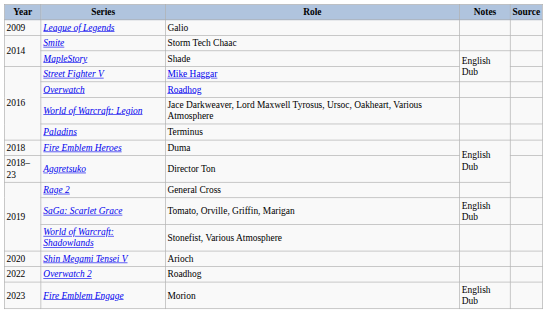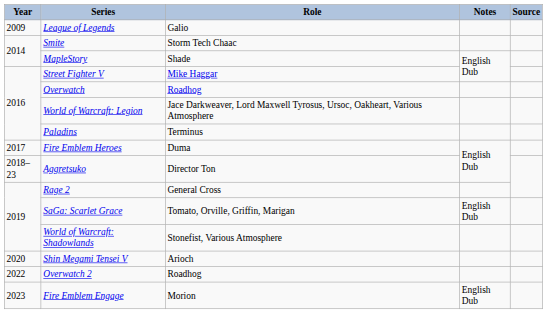(16, 147) 2018 -> (16, 147) 2017
